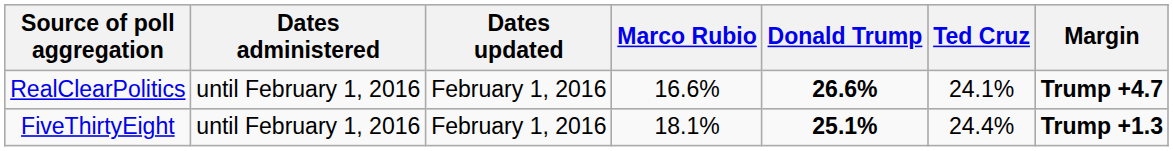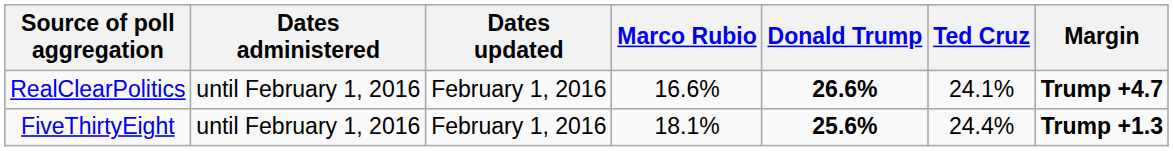(845, 127) 25.1% -> (845, 127) 25.6%
